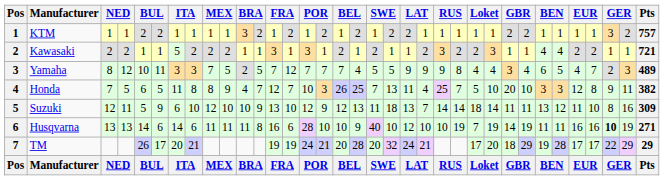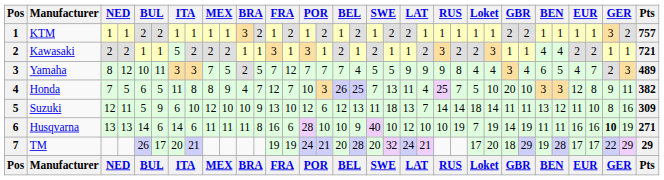(324, 108) 9 -> (324, 108) 6
